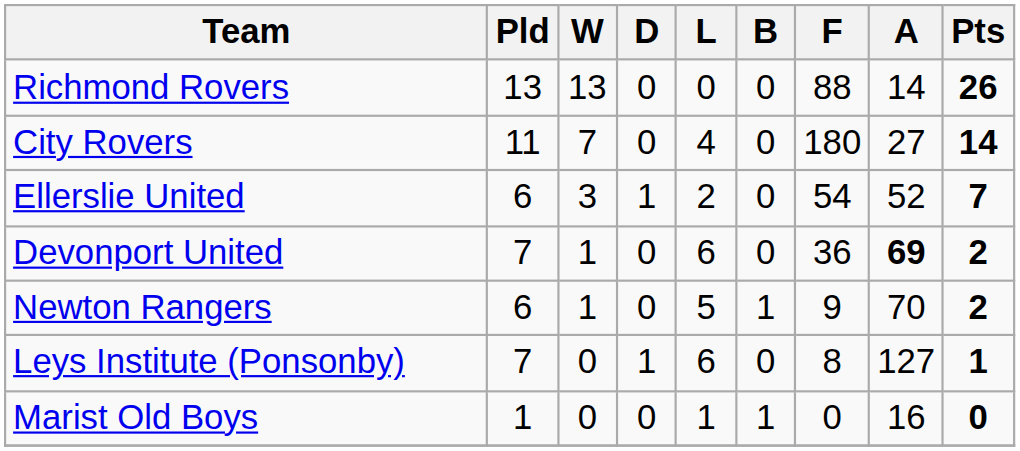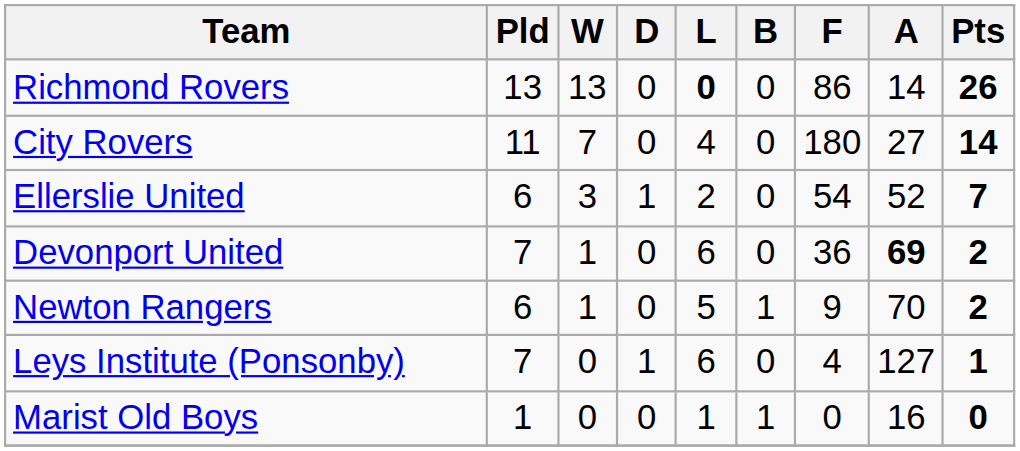(706, 87) normal -> (706, 87) bold
(832, 87) 88 -> (832, 87) 86
(832, 362) 8 -> (832, 362) 4
